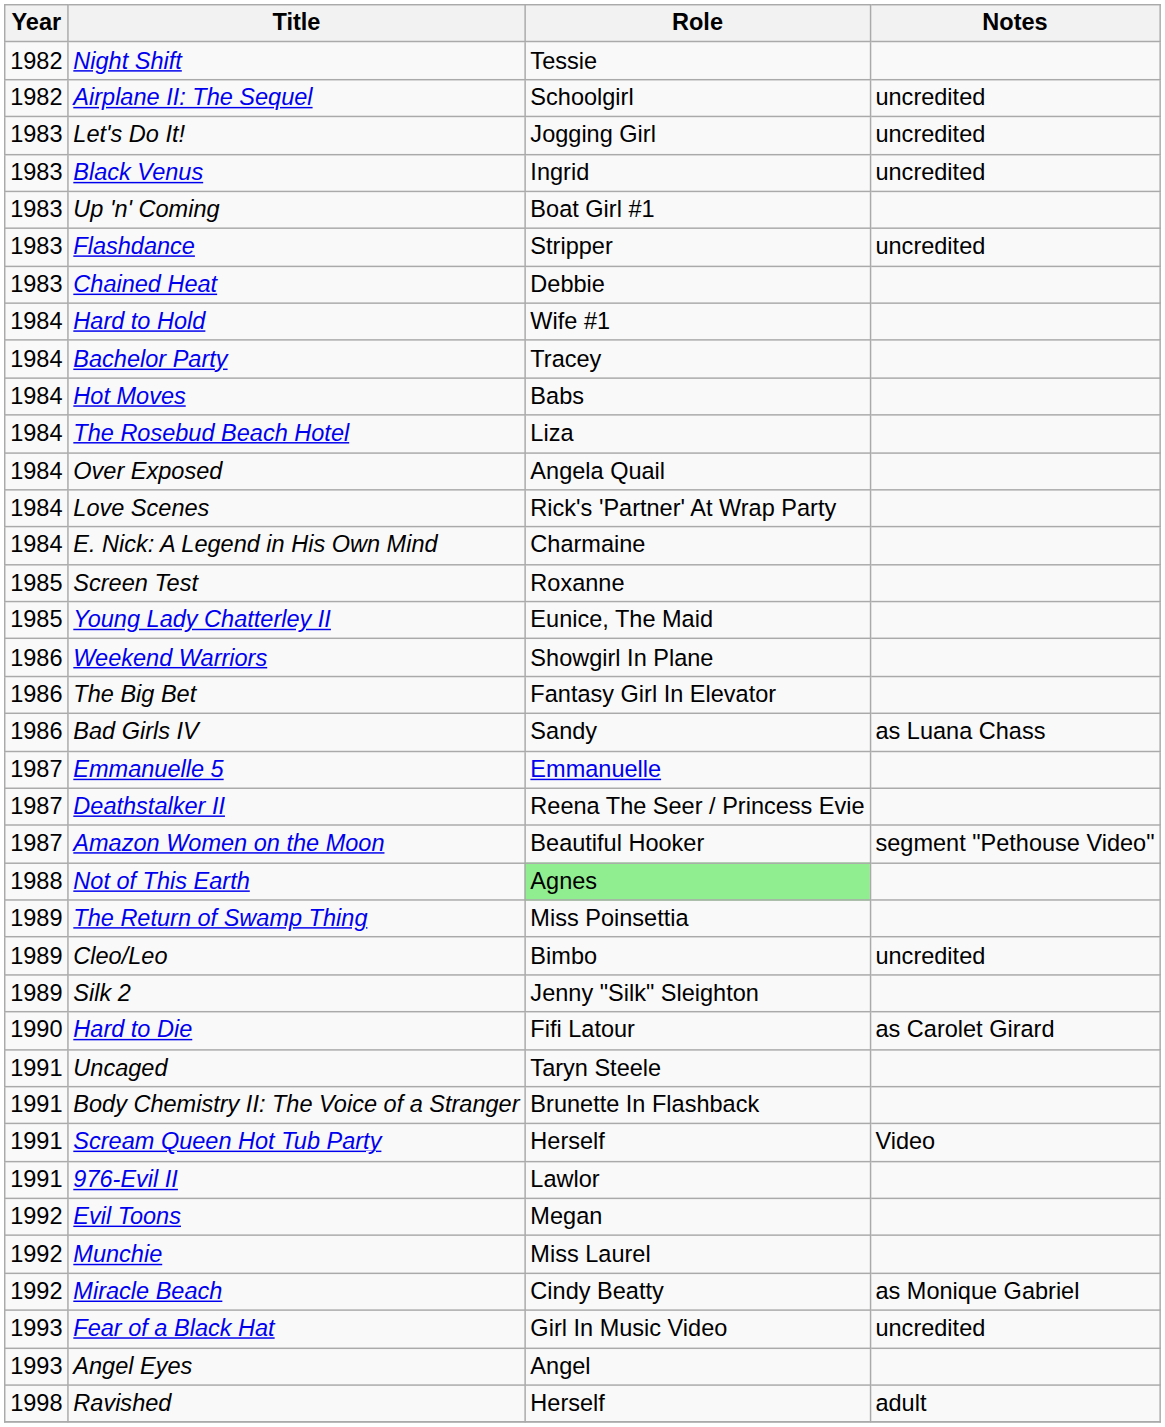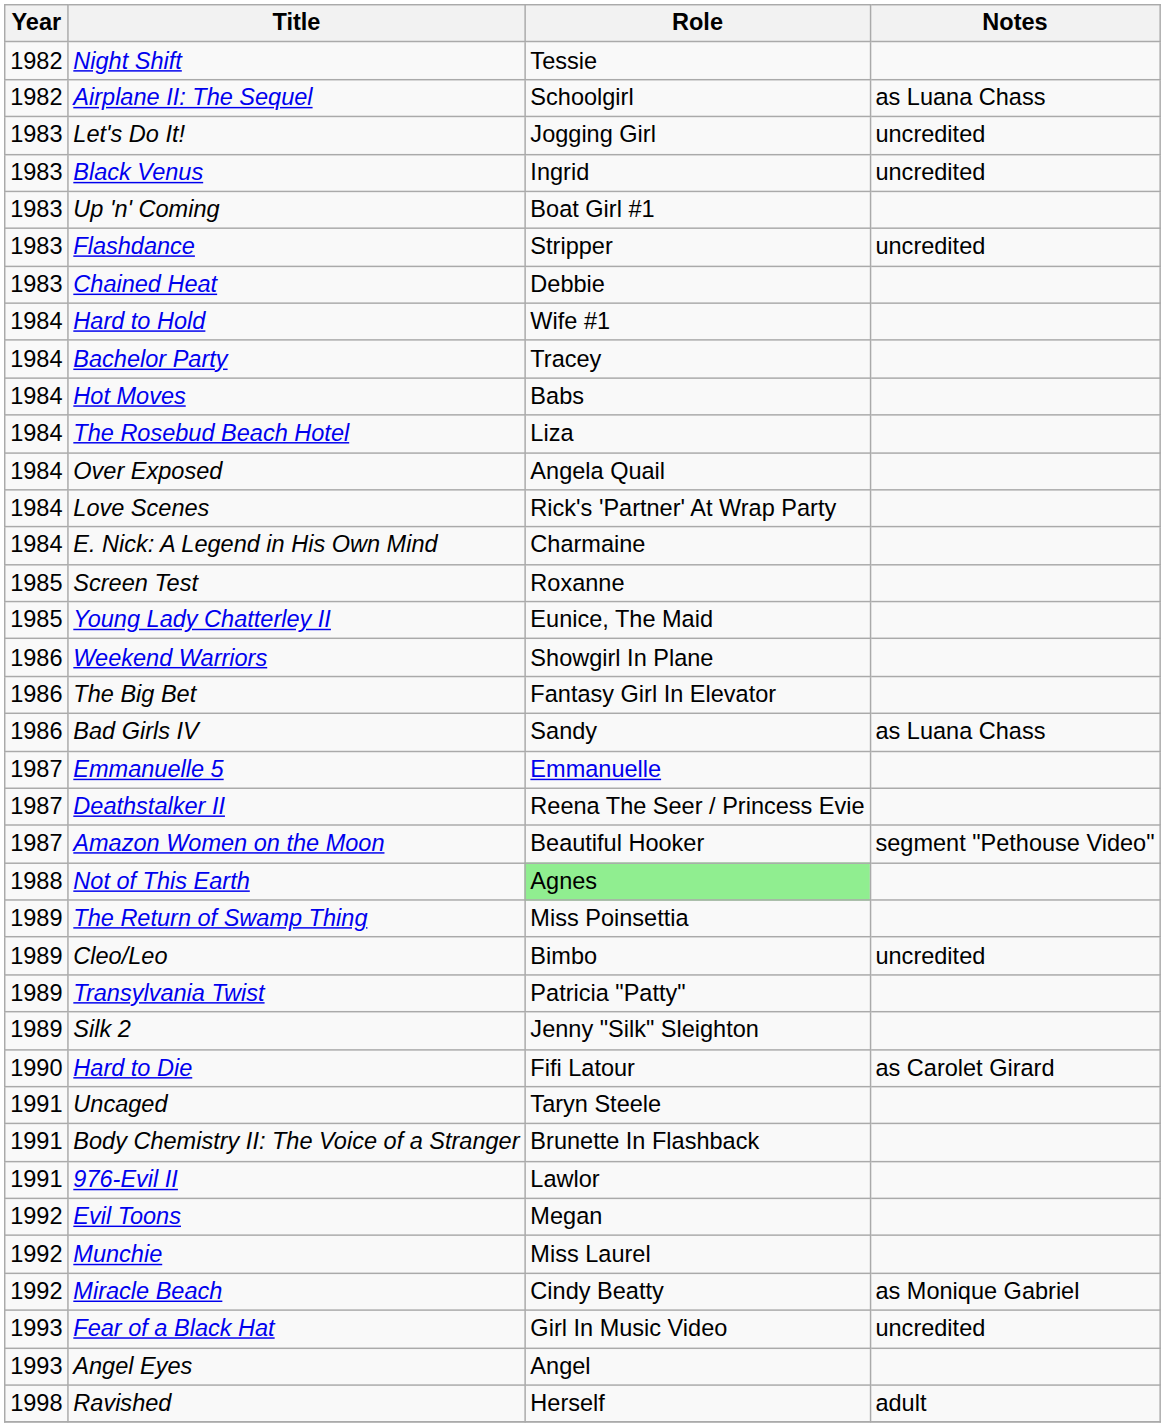(930, 97) uncredited -> (960, 97) as Luana Chass
+ row: (169, 992)
- row: (227, 1142)
